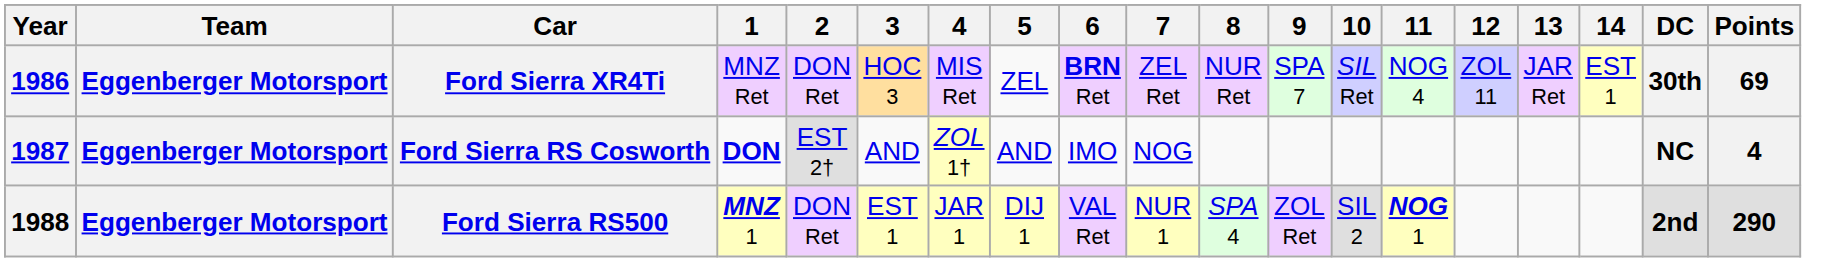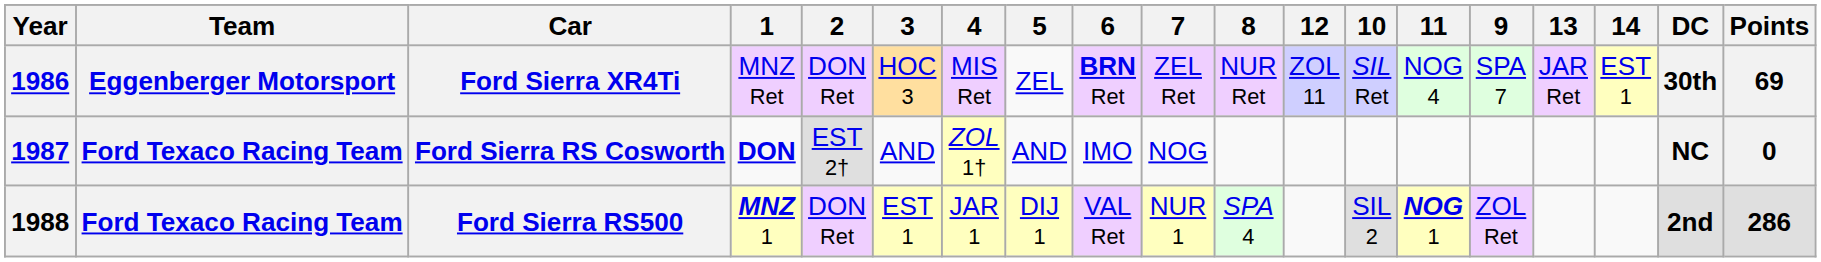columns swapped: (1299, 25) <-> (1486, 25)
(235, 151) Eggenberger Motorsport -> (242, 151) Ford Texaco Racing Team
(1754, 151) 4 -> (1769, 151) 0
(235, 221) Eggenberger Motorsport -> (242, 221) Ford Texaco Racing Team
(1754, 221) 290 -> (1769, 221) 286
